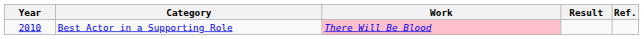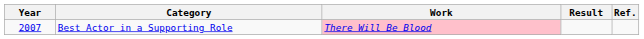(30, 27) 2010 -> (30, 27) 2007
